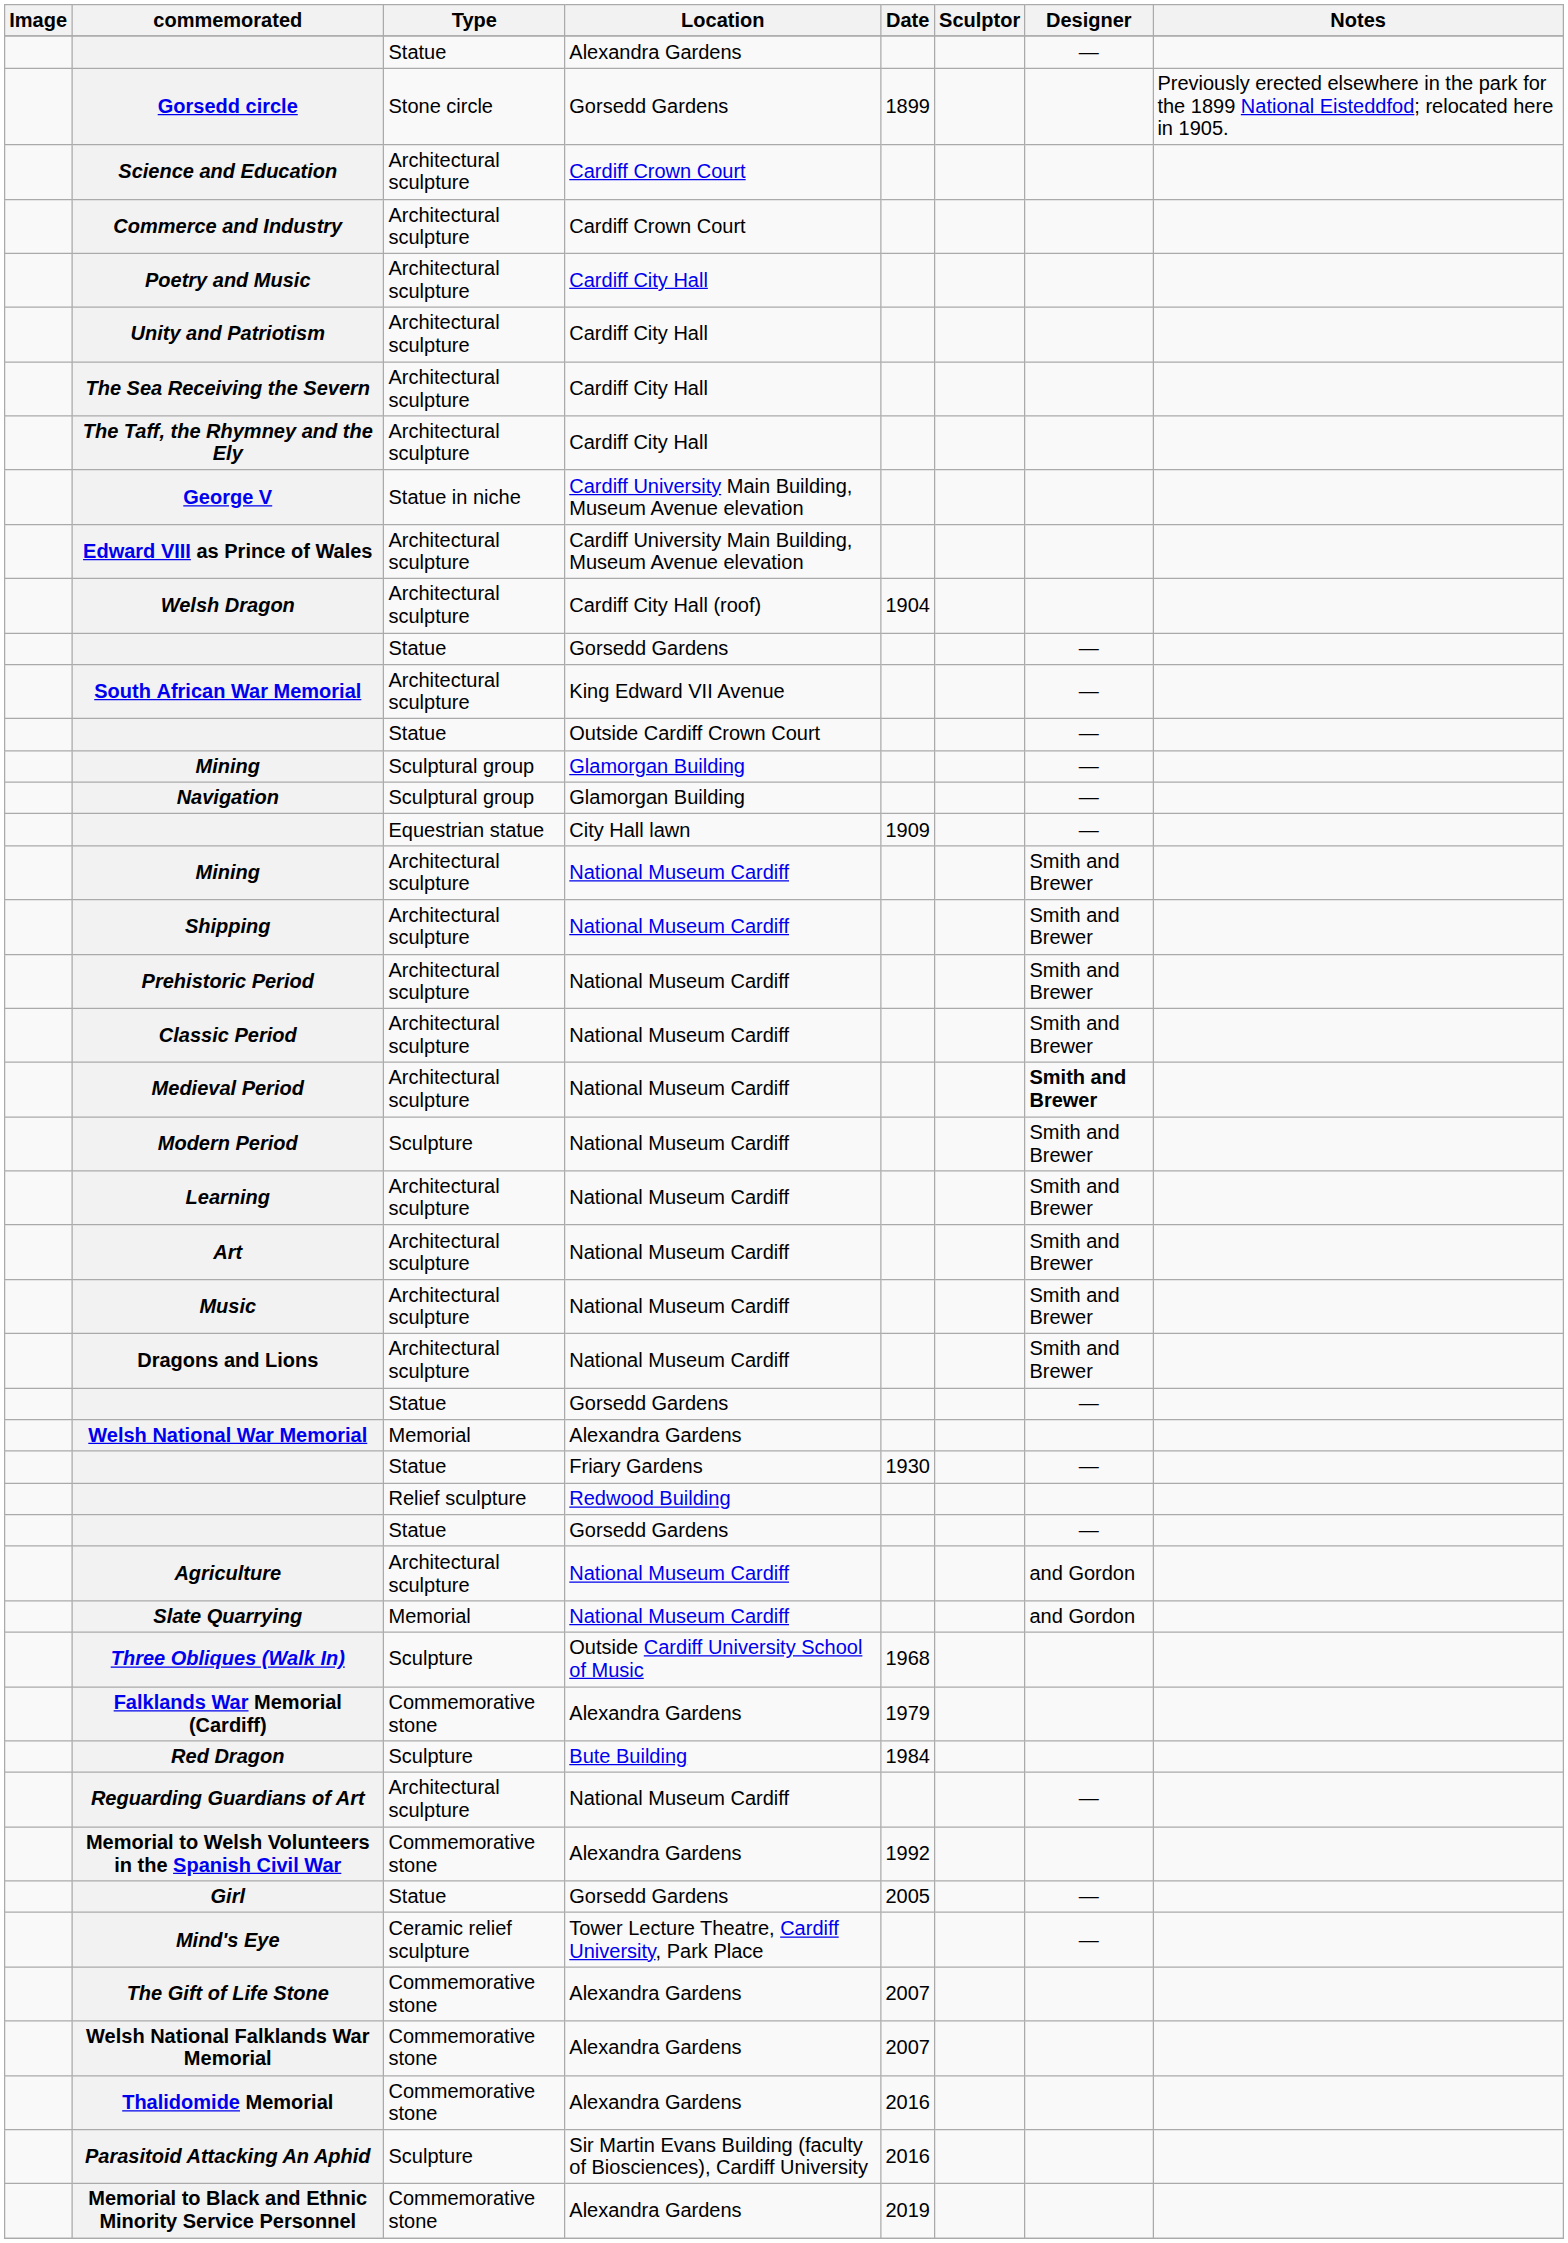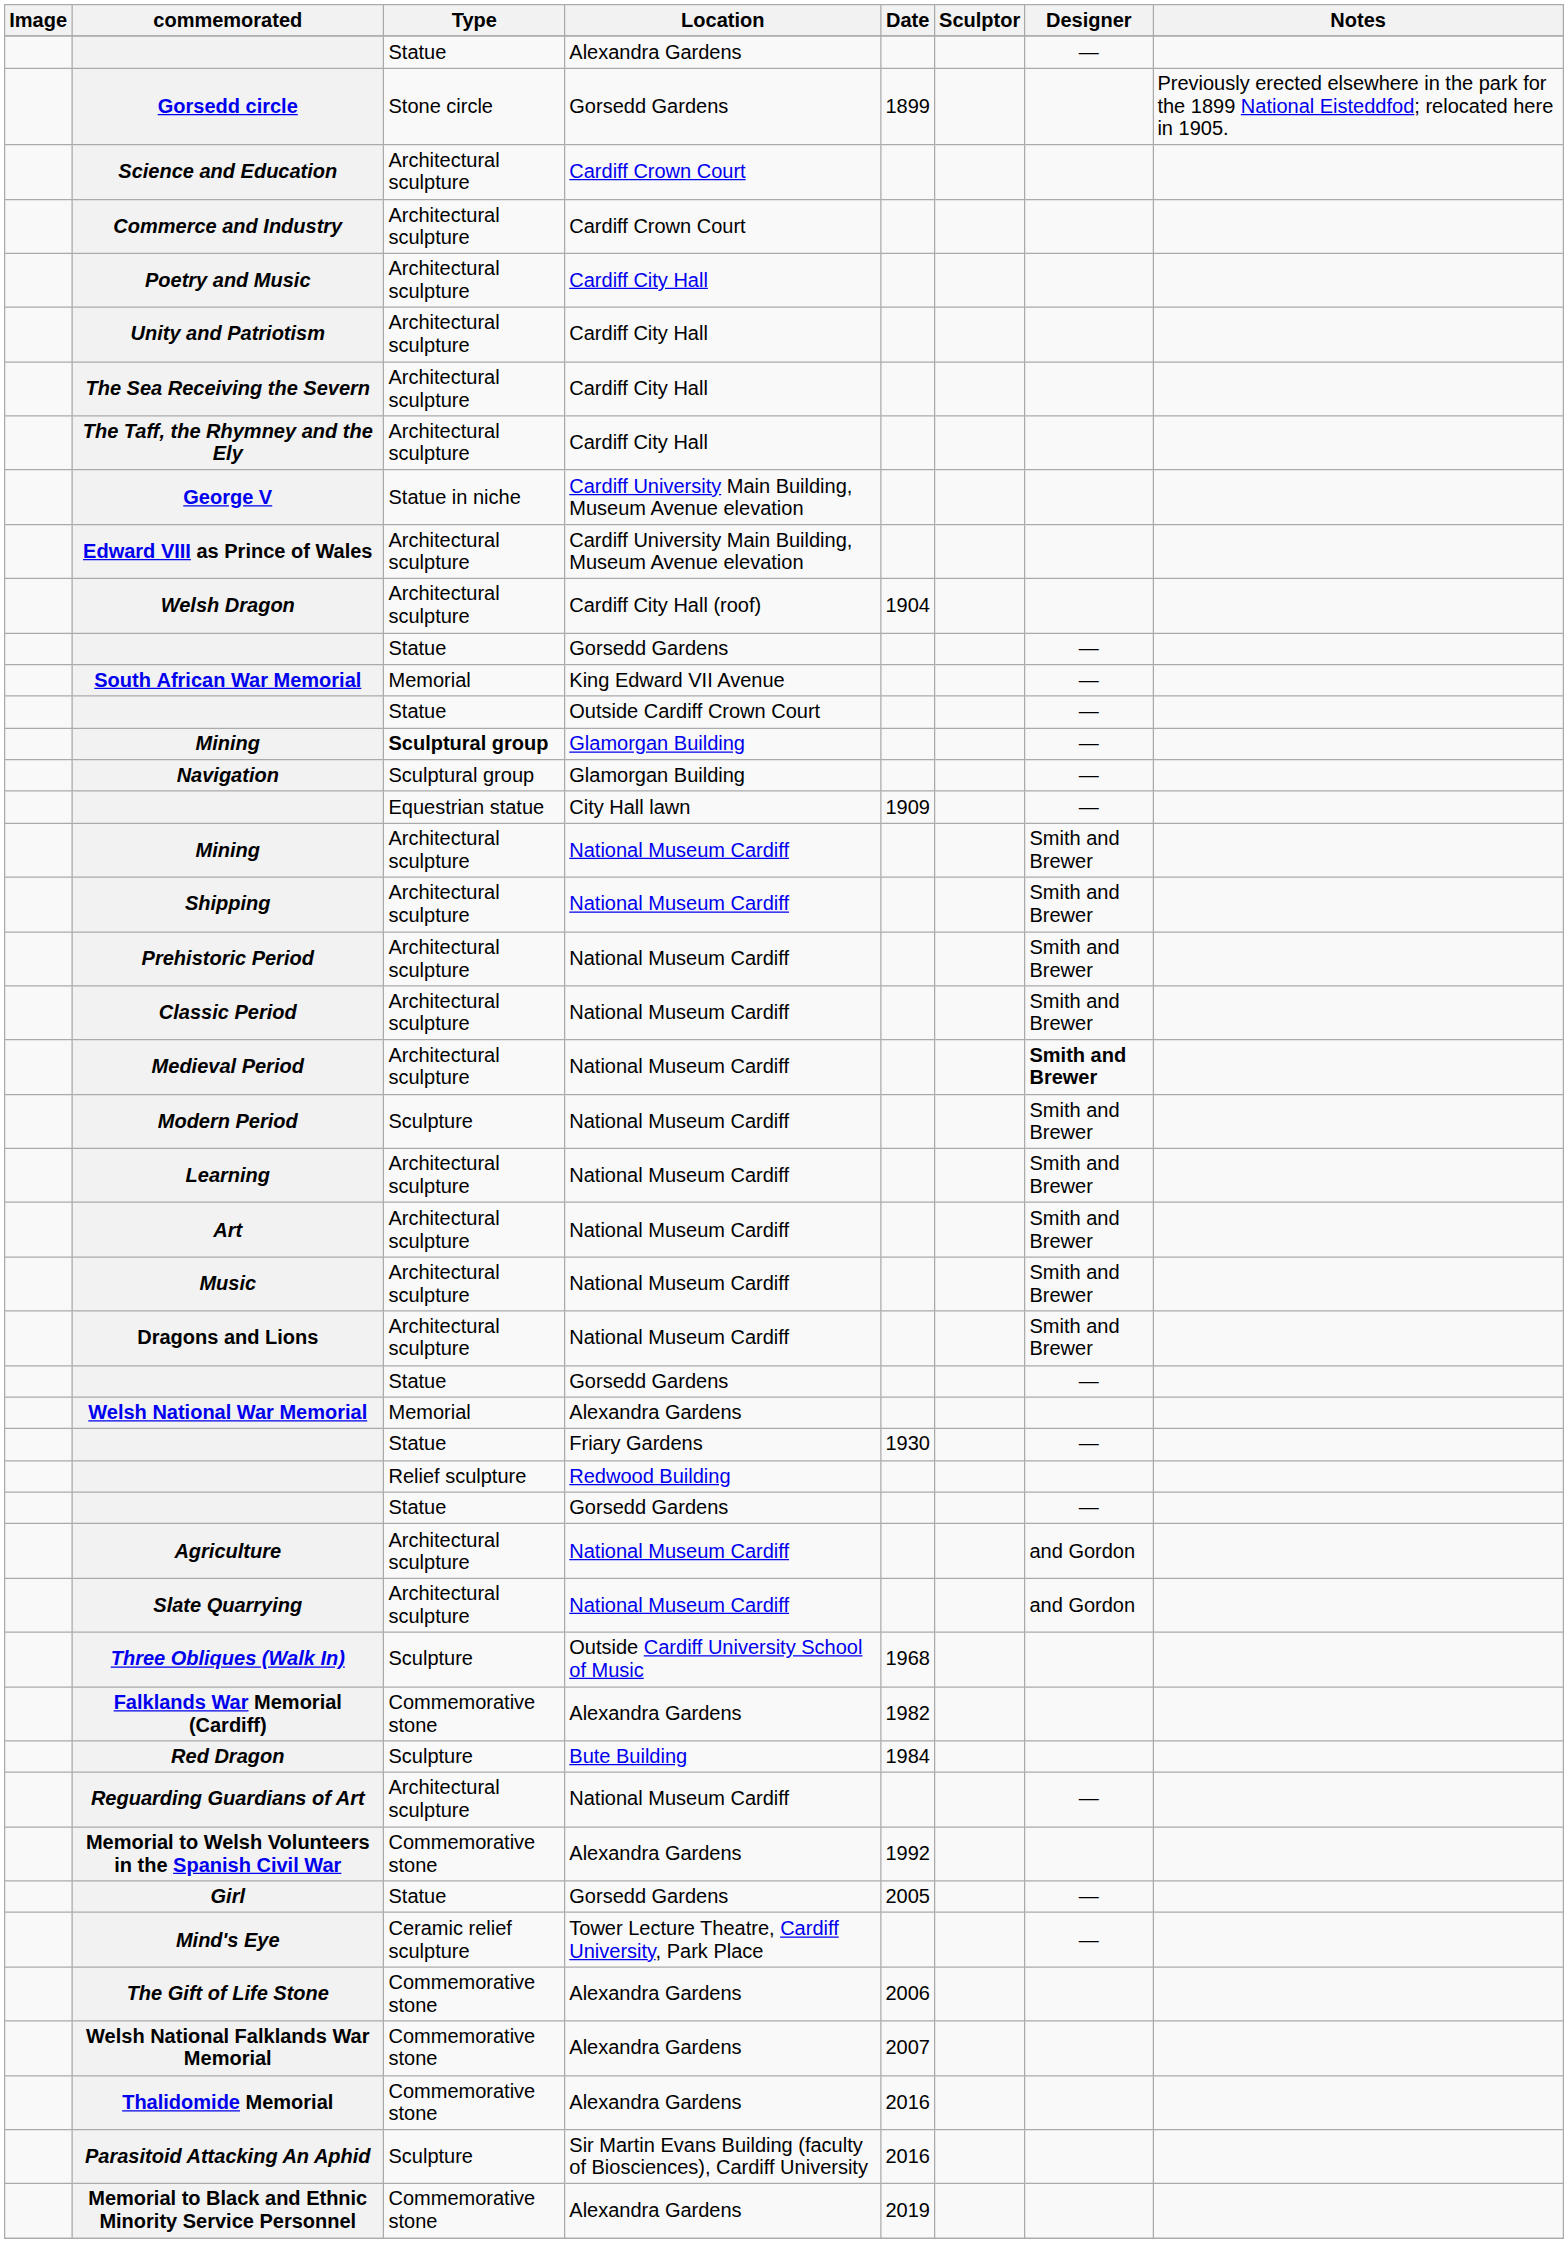(444, 691) Architectural sculpture -> (430, 680) Memorial
(461, 766) normal -> (468, 743) bold
(430, 1616) Memorial -> (444, 1605) Architectural sculpture
(908, 1713) 1979 -> (908, 1713) 1982
(908, 1993) 2007 -> (908, 1993) 2006
